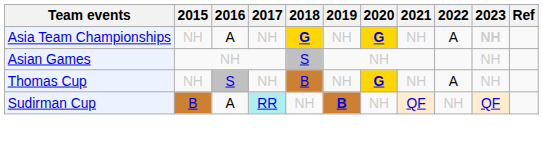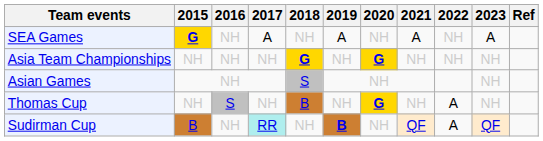+ row: (45, 38)
(230, 38) A -> (230, 59) NH
(453, 38) A -> (453, 59) NH
(491, 38) bold -> (491, 59) normal
(230, 103) A -> (230, 125) NH
(453, 103) NH -> (453, 125) A
